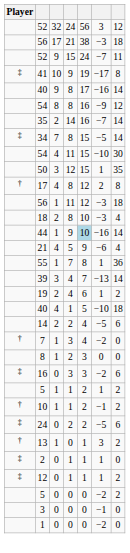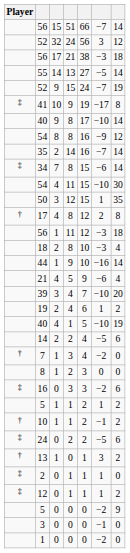+ row: (42, 27)
+ row: (42, 73)
(118, 57) 11 -> (118, 88) 19
(101, 90) −16 -> (101, 121) −10
(101, 137) −5 -> (101, 168) −6
(84, 233) lightblue background -> (84, 263) no background
- row: (42, 263)
(101, 278) −13 -> (101, 293) −10
(118, 278) 14 -> (118, 293) 20
(118, 309) 18 -> (118, 324) 19
(118, 494) 2 -> (118, 510) 9
